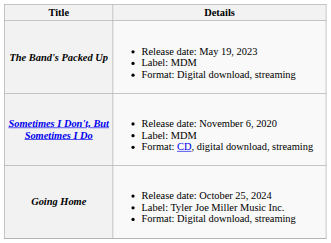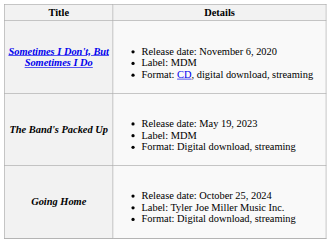rows swapped: (59, 129) <-> (59, 57)
